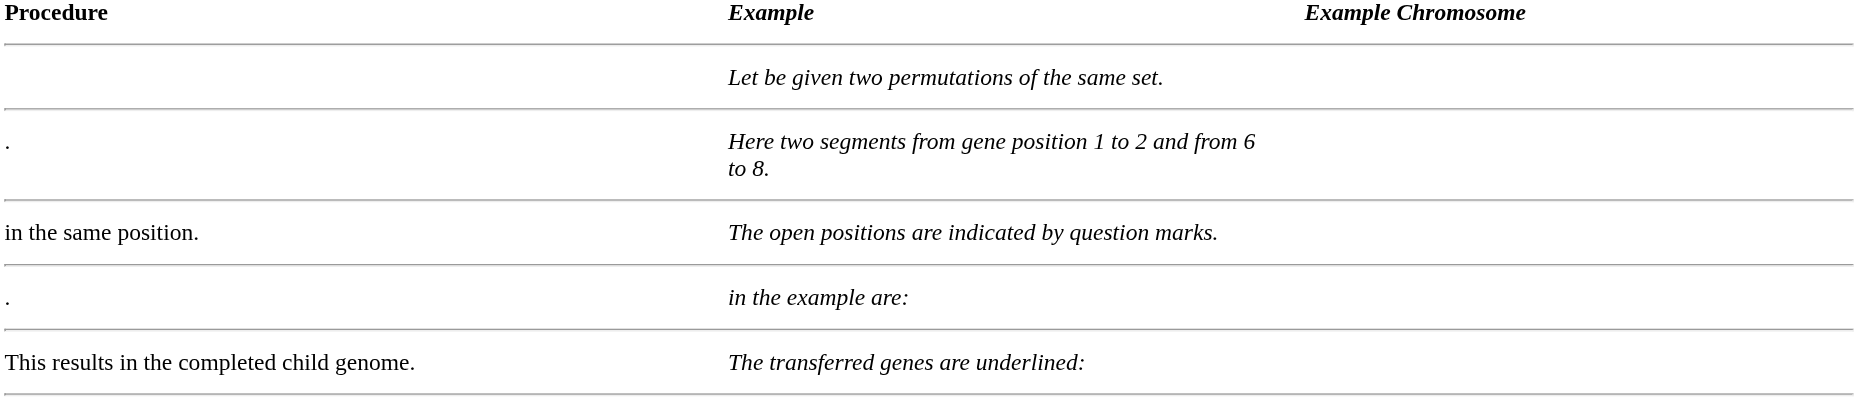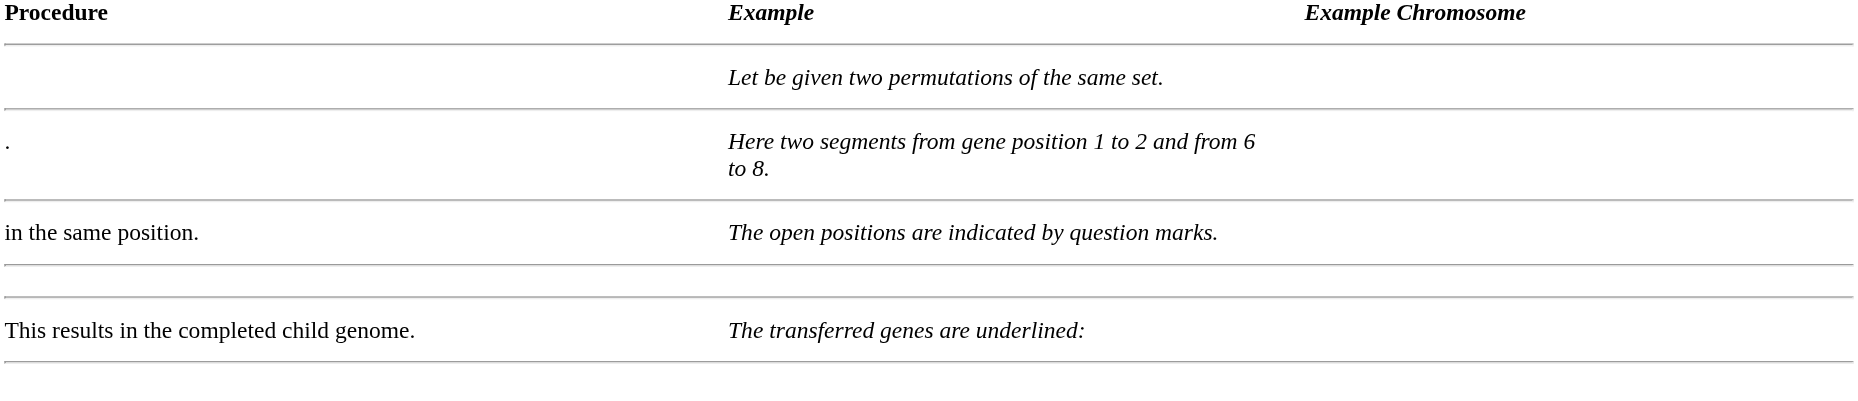- row: (7, 297)
